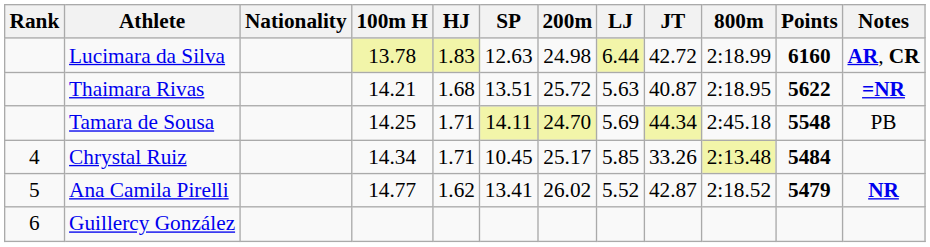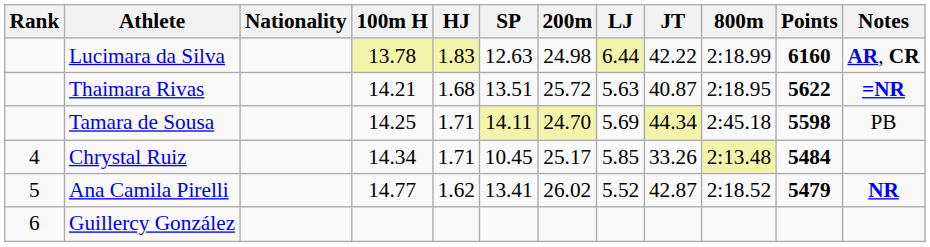(673, 55) 42.72 -> (673, 55) 42.22
(809, 122) 5548 -> (809, 122) 5598
